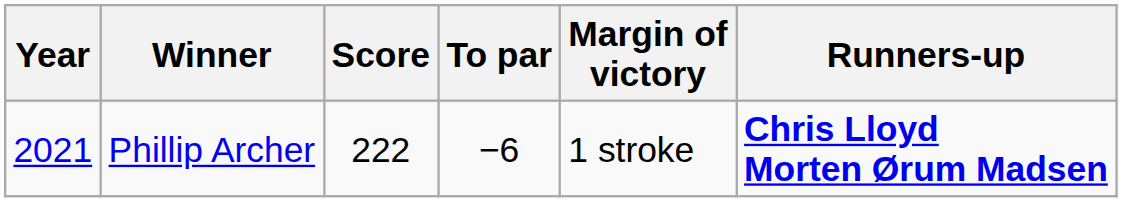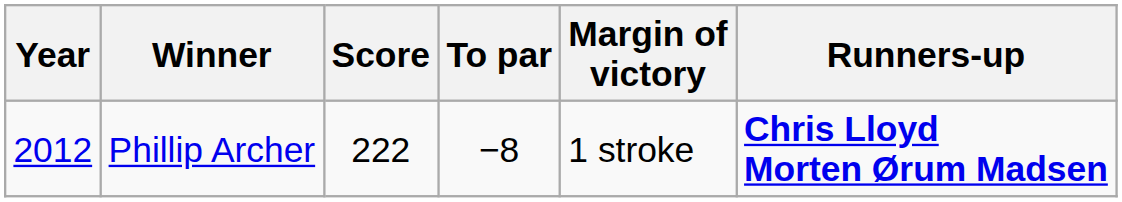(53, 149) 2021 -> (53, 149) 2012
(499, 149) −6 -> (499, 149) −8
